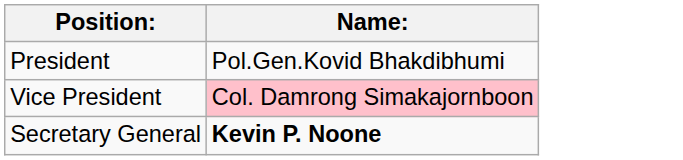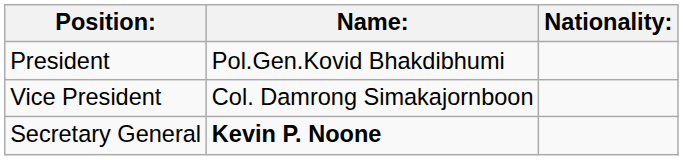+ column: (608, 23)
(373, 97) pink background -> (373, 97) no background
